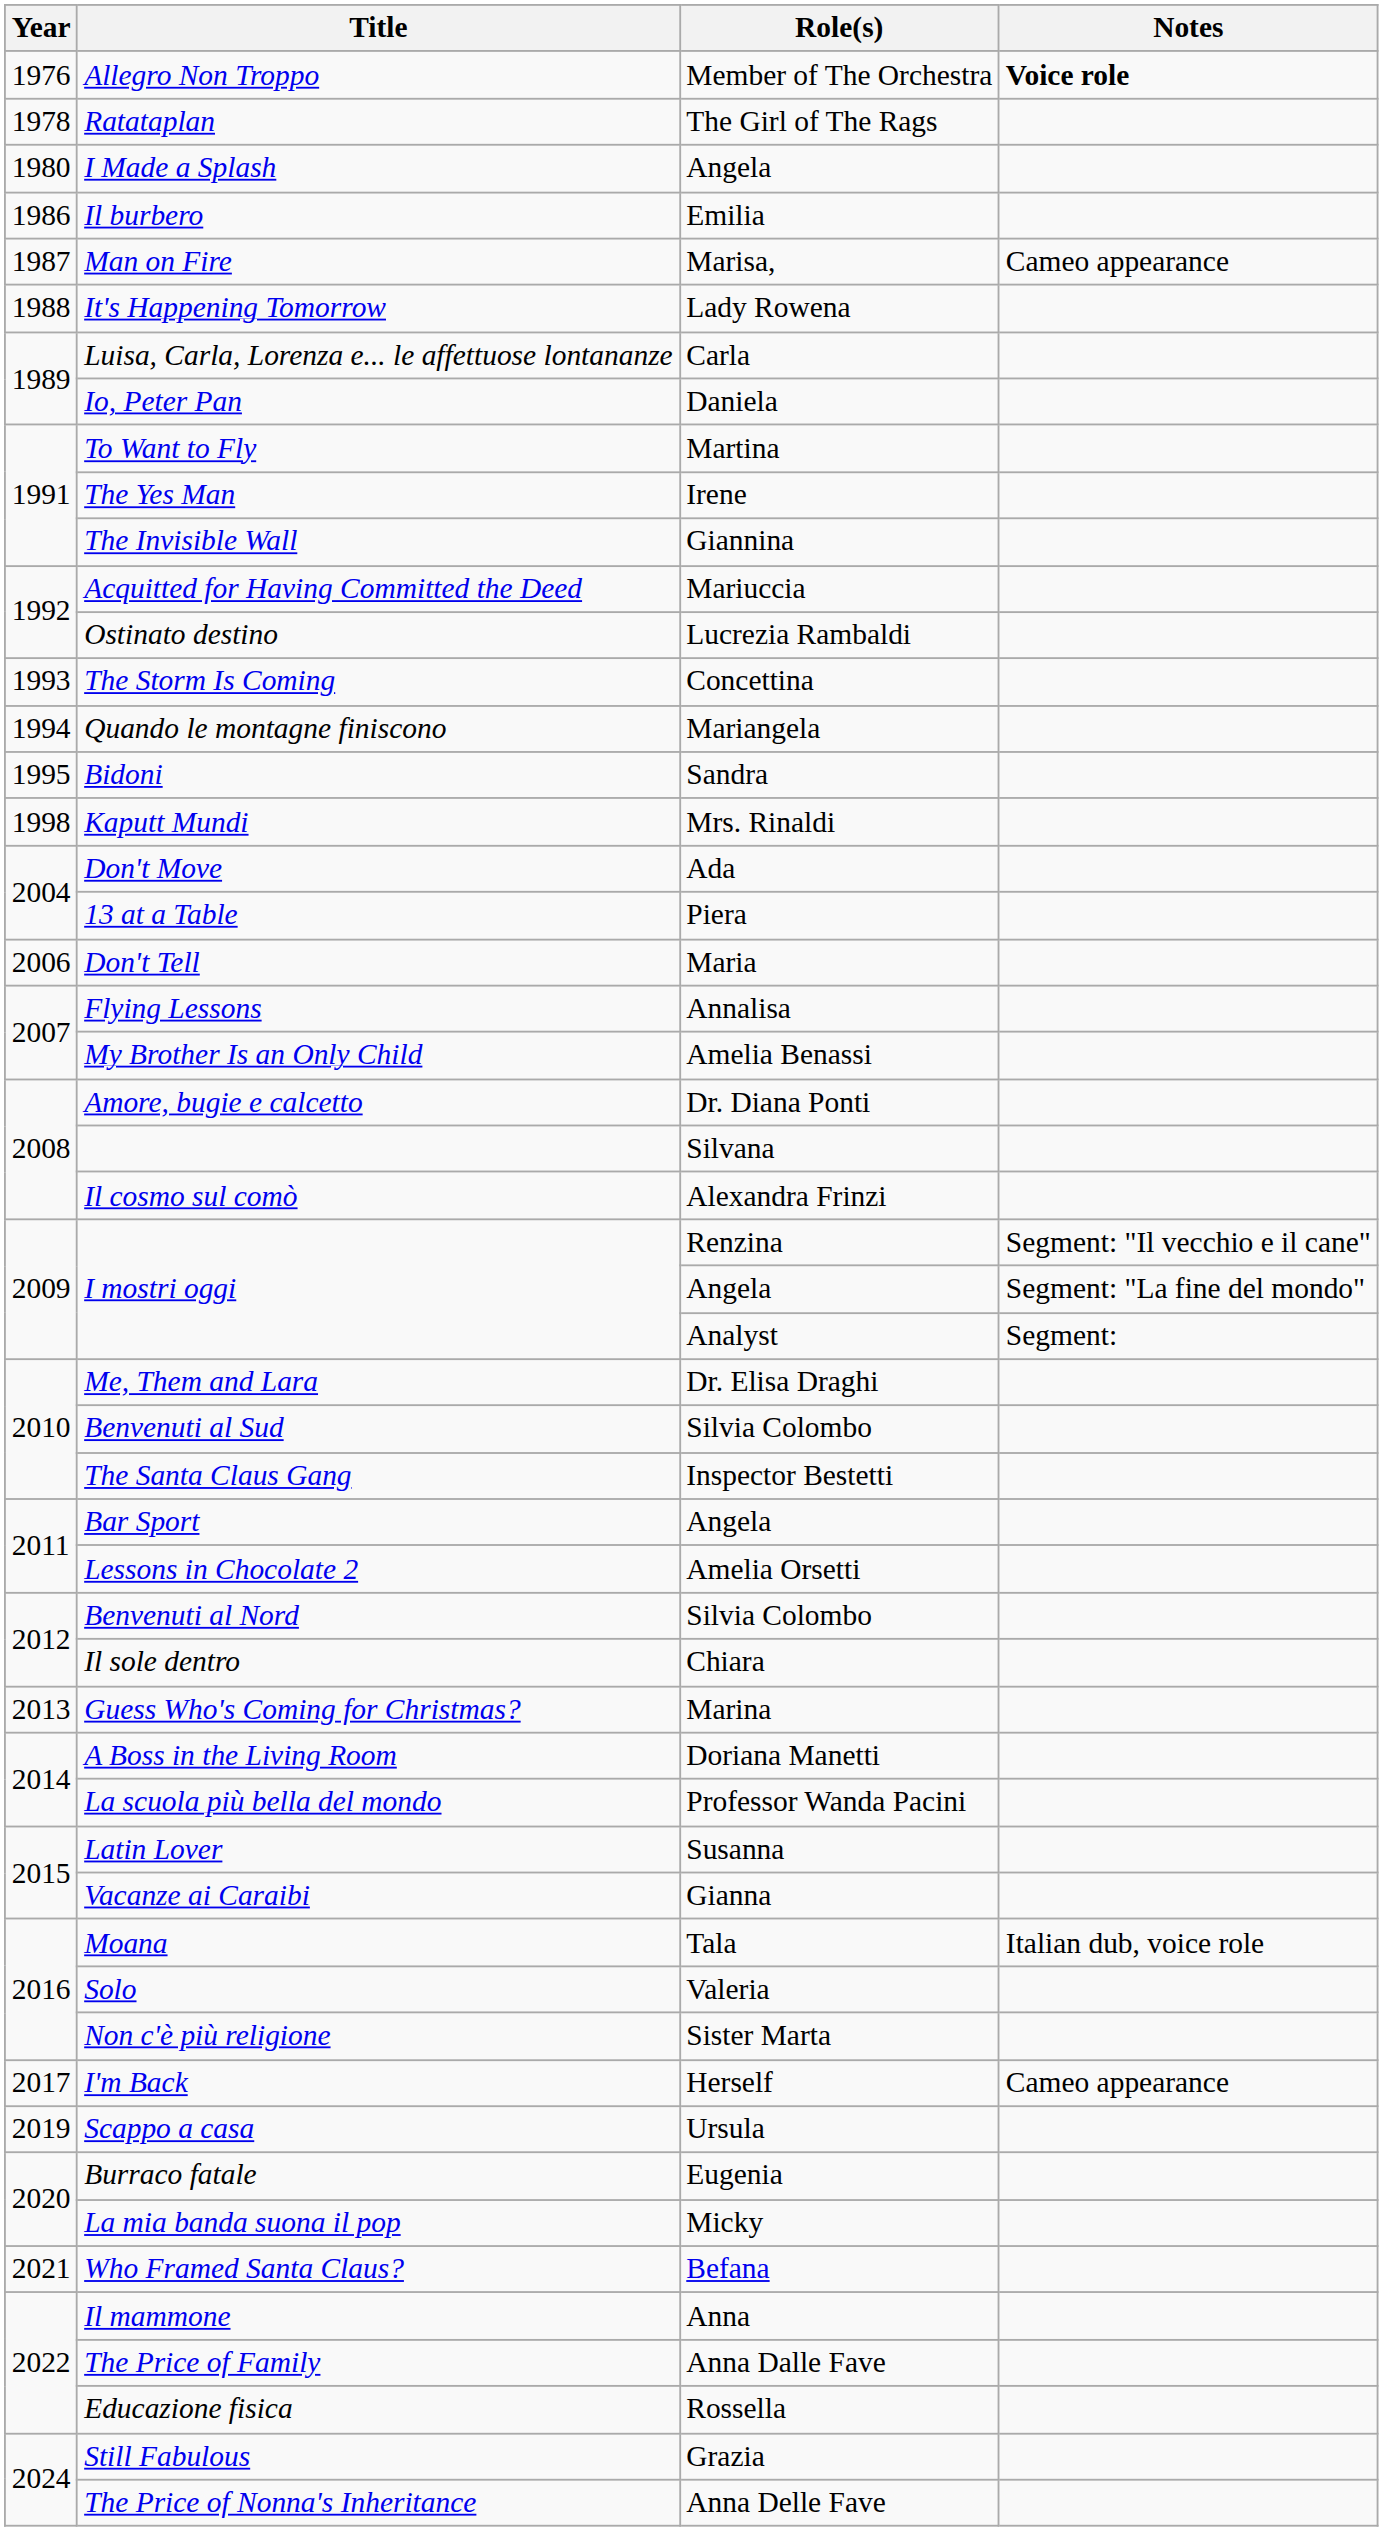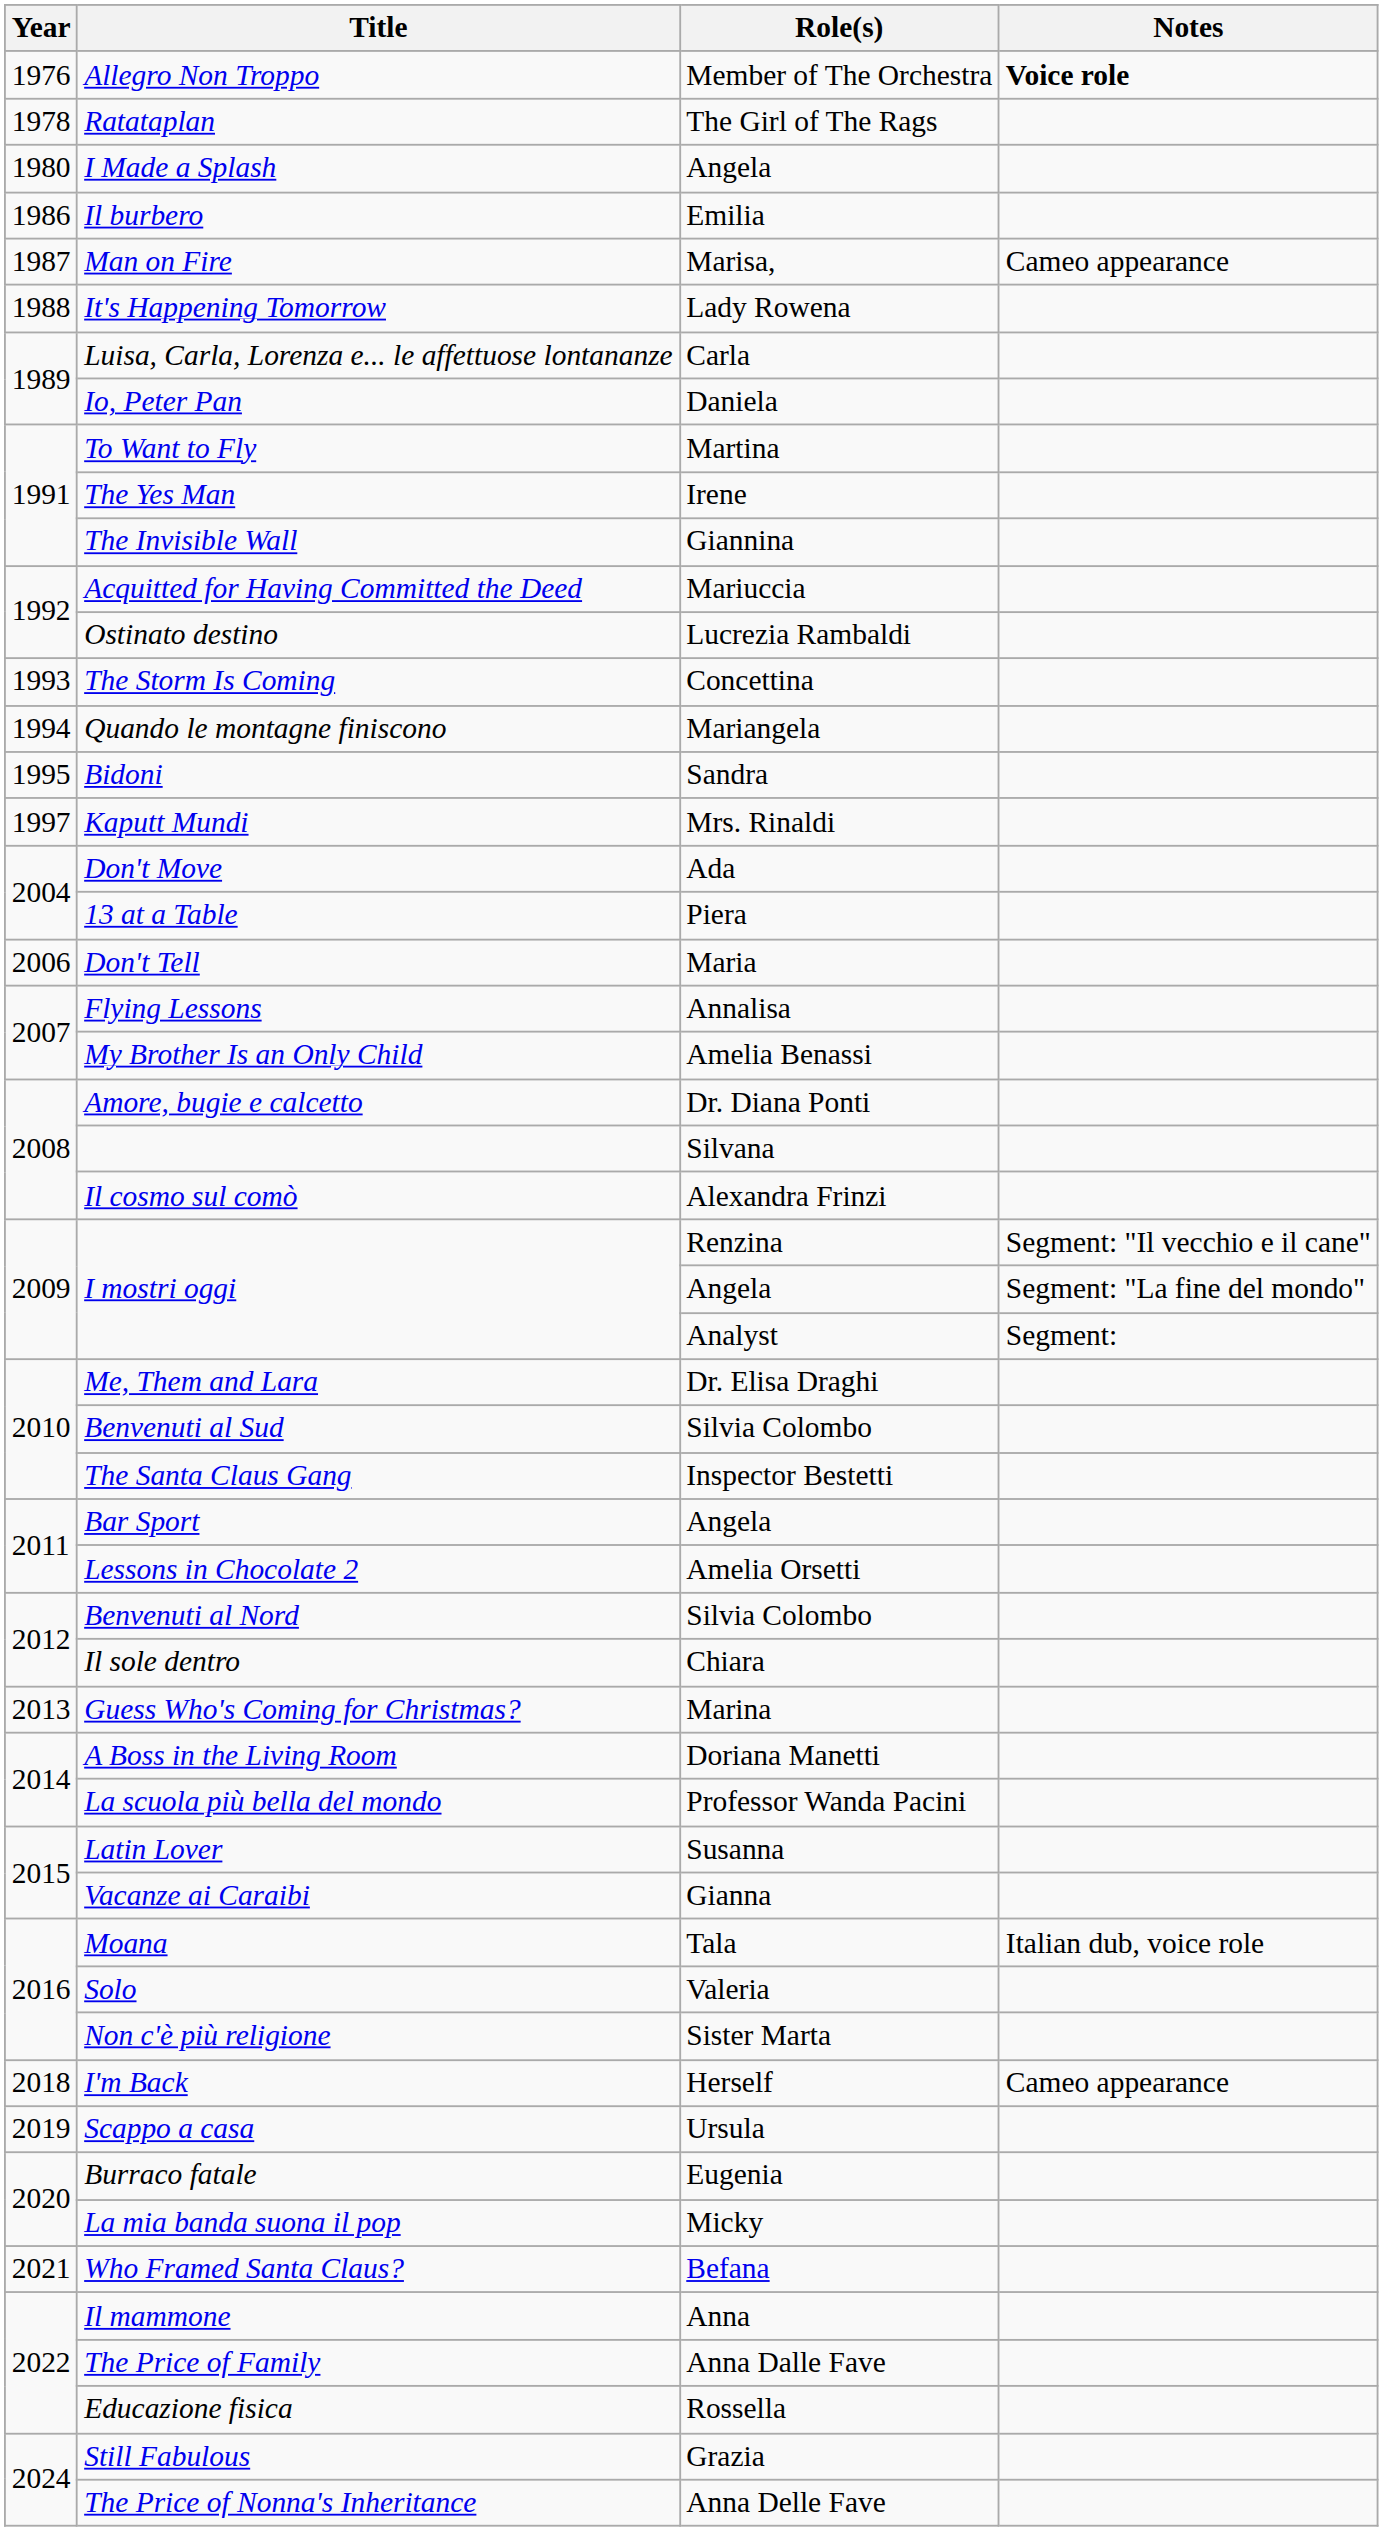(41, 821) 1998 -> (41, 821) 1997
(41, 2082) 2017 -> (41, 2082) 2018
